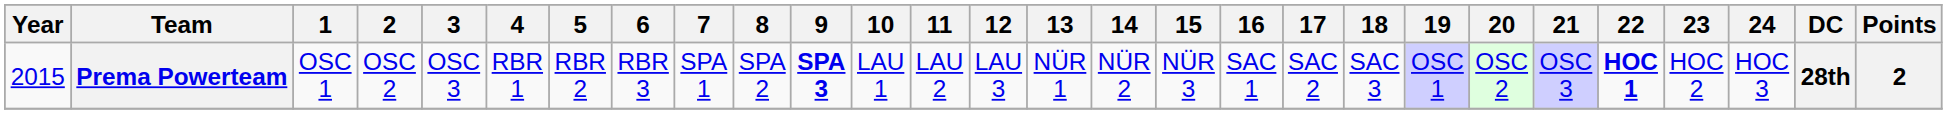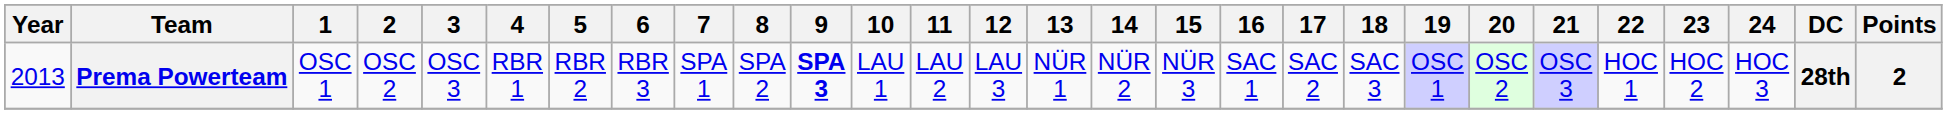(38, 75) 2015 -> (38, 75) 2013
(1631, 75) bold -> (1631, 75) normal
